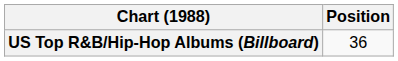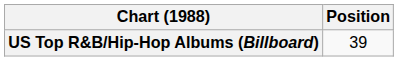(358, 42) 36 -> (358, 42) 39
